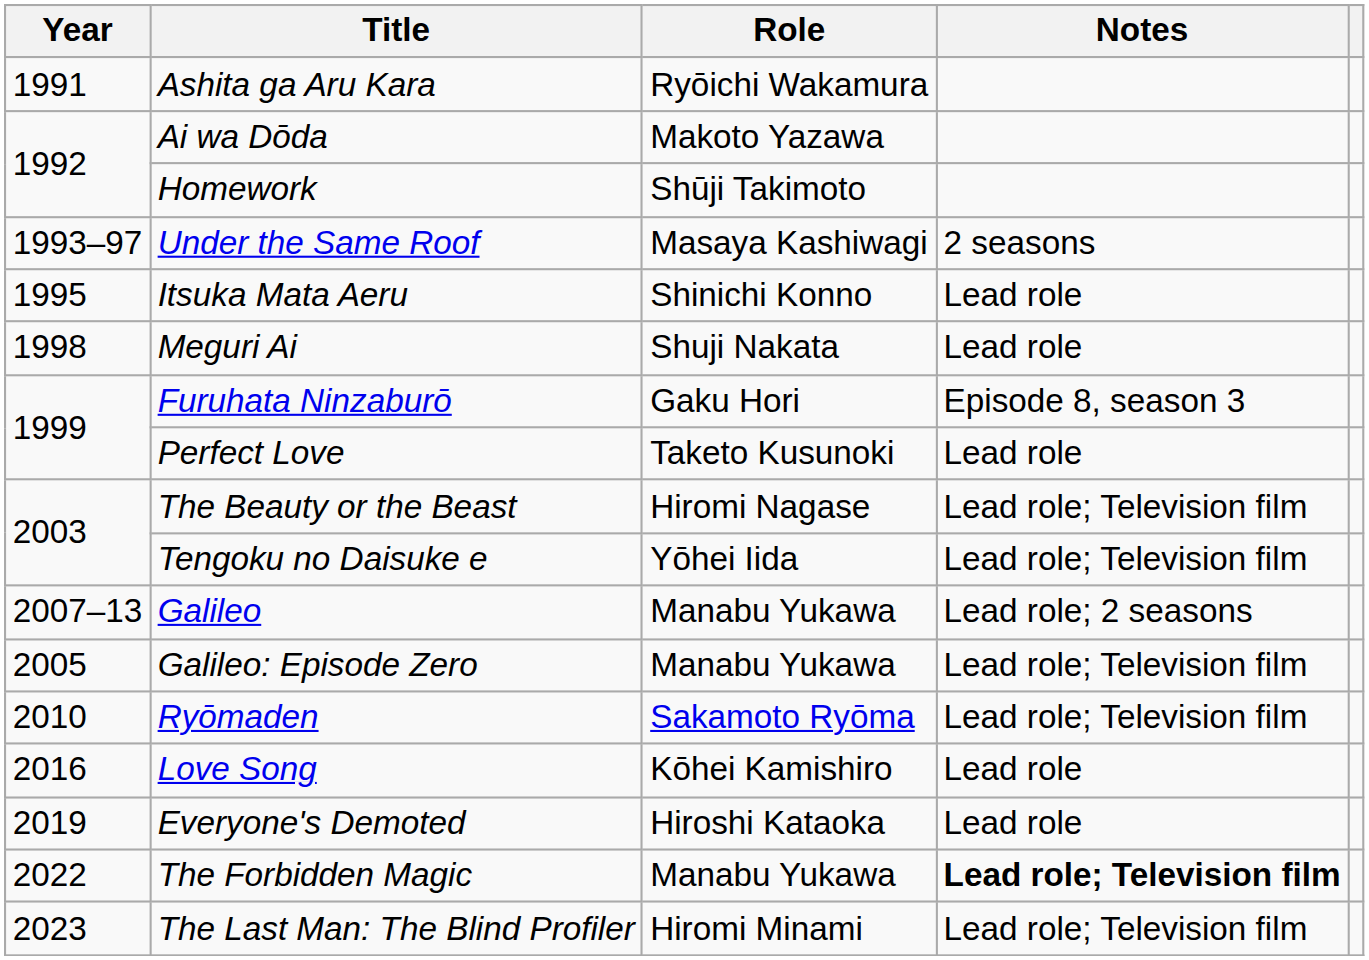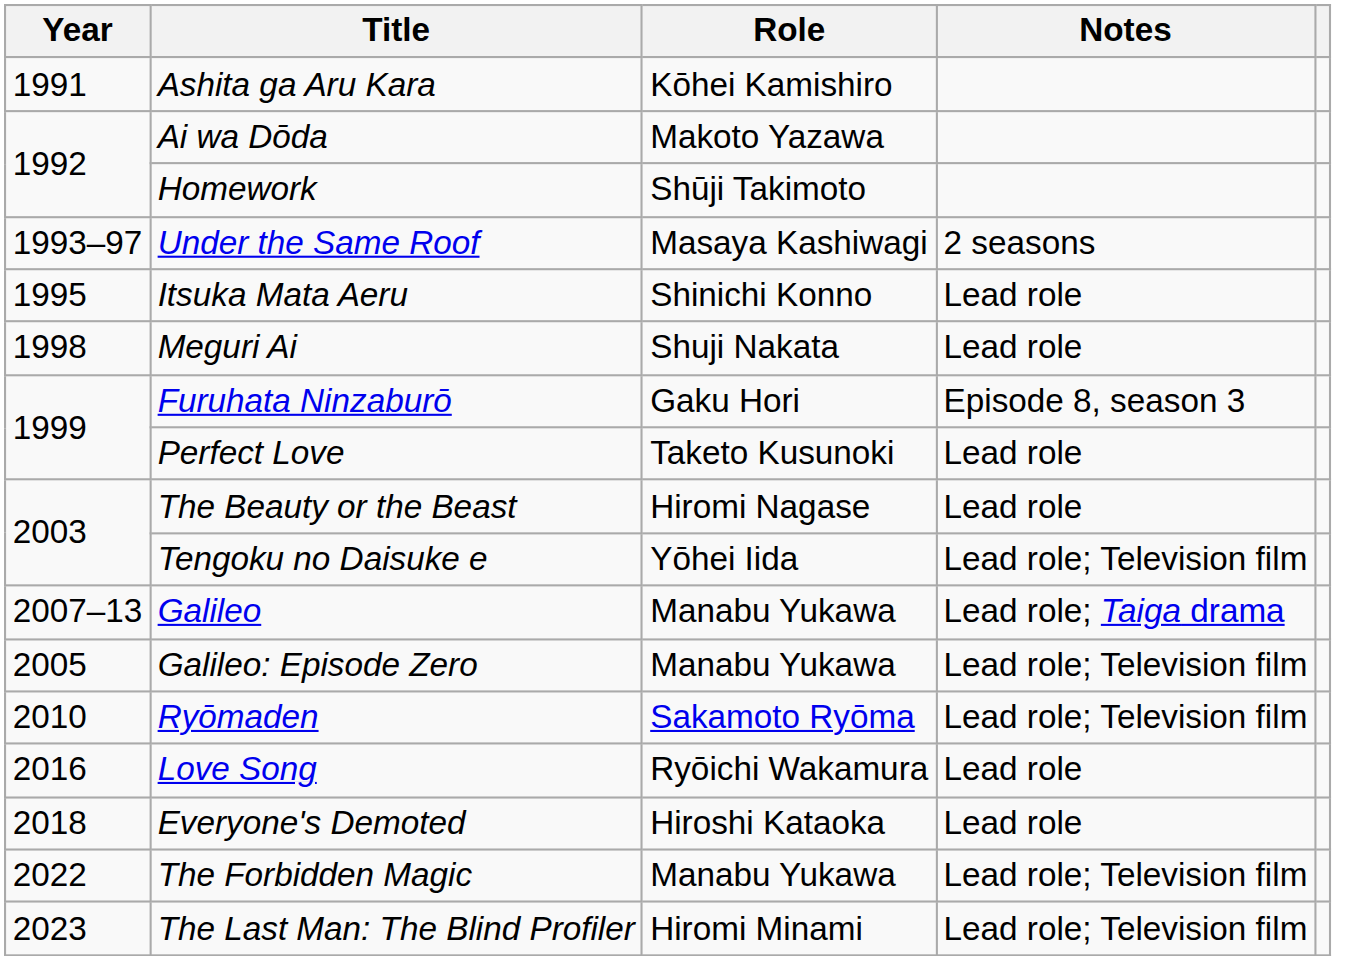(789, 83) Ryōichi Wakamura -> (771, 83) Kōhei Kamishiro
(1125, 505) Lead role; Television film -> (1013, 505) Lead role
(1098, 611) Lead role; 2 seasons -> (1114, 611) Lead role; Taiga drama
(771, 769) Kōhei Kamishiro -> (789, 769) Ryōichi Wakamura
(50, 822) 2019 -> (50, 822) 2018
(1142, 875) bold -> (1125, 875) normal
